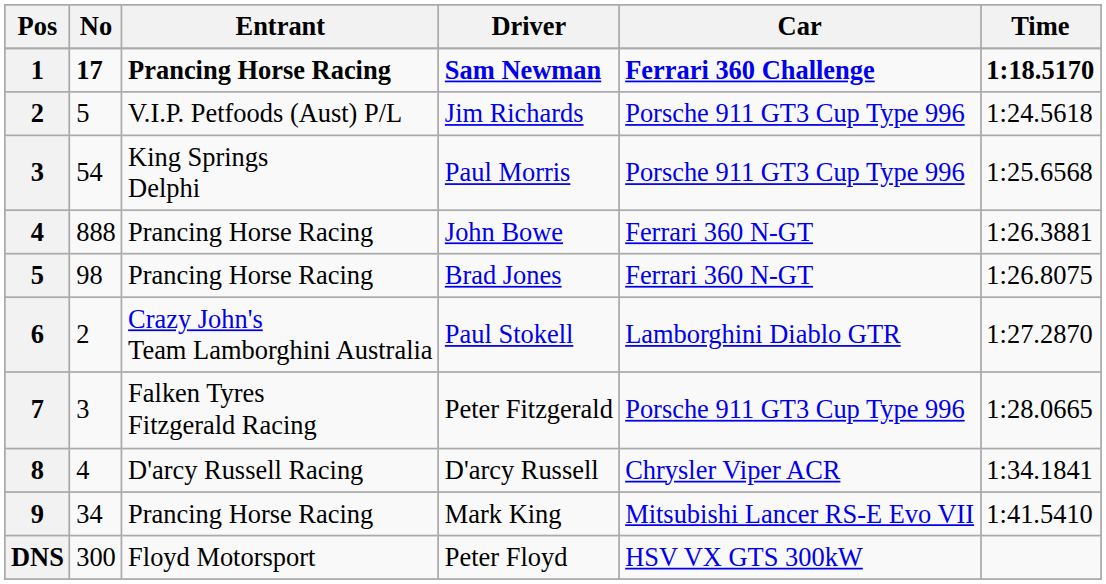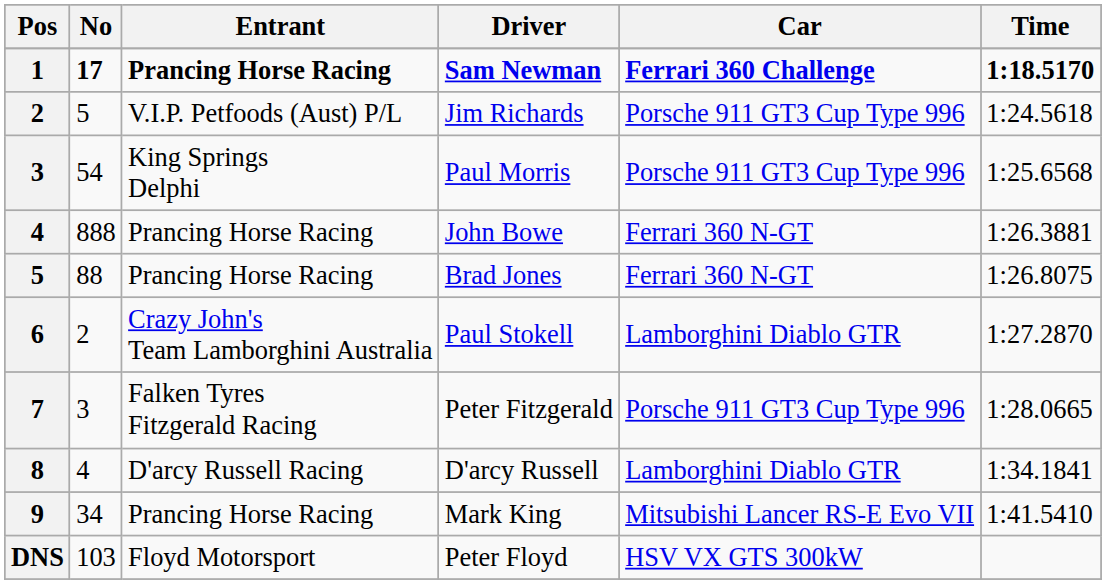(89, 275) 98 -> (89, 275) 88
(733, 469) Chrysler Viper ACR -> (763, 469) Lamborghini Diablo GTR
(96, 556) 300 -> (96, 556) 103
